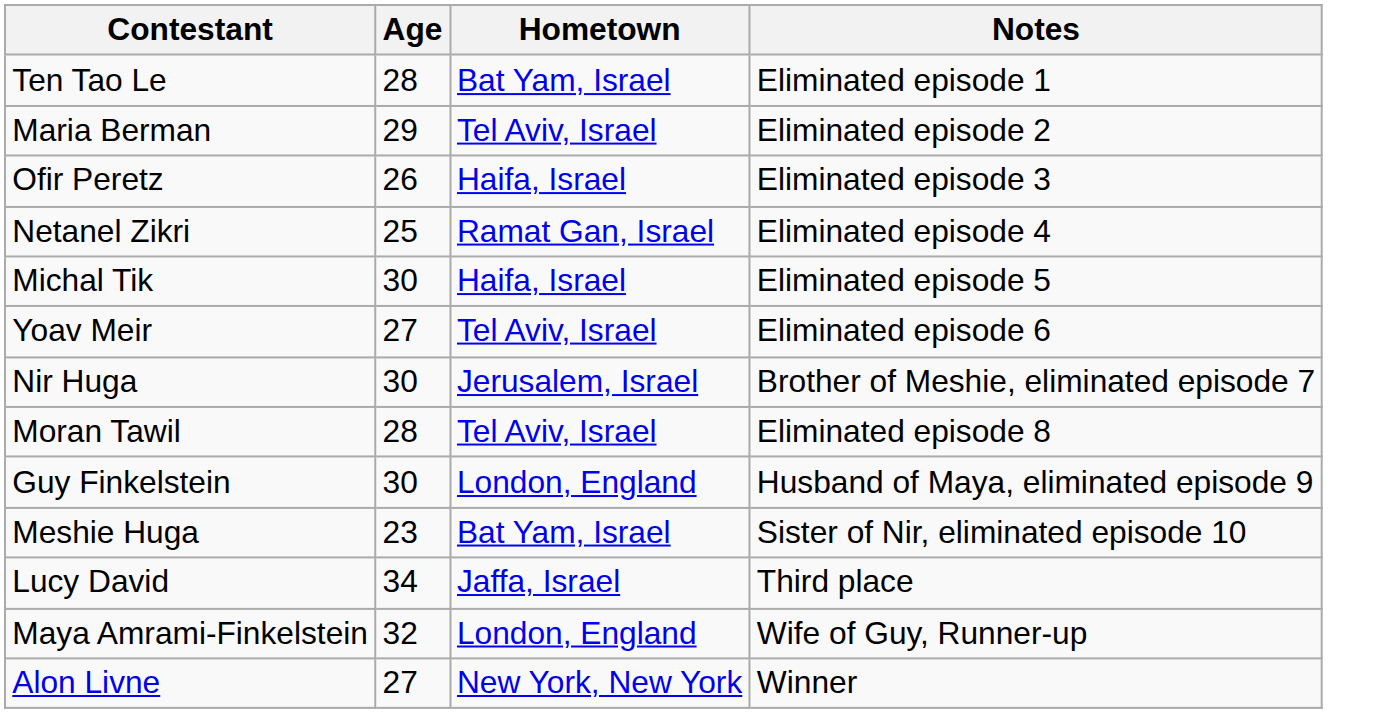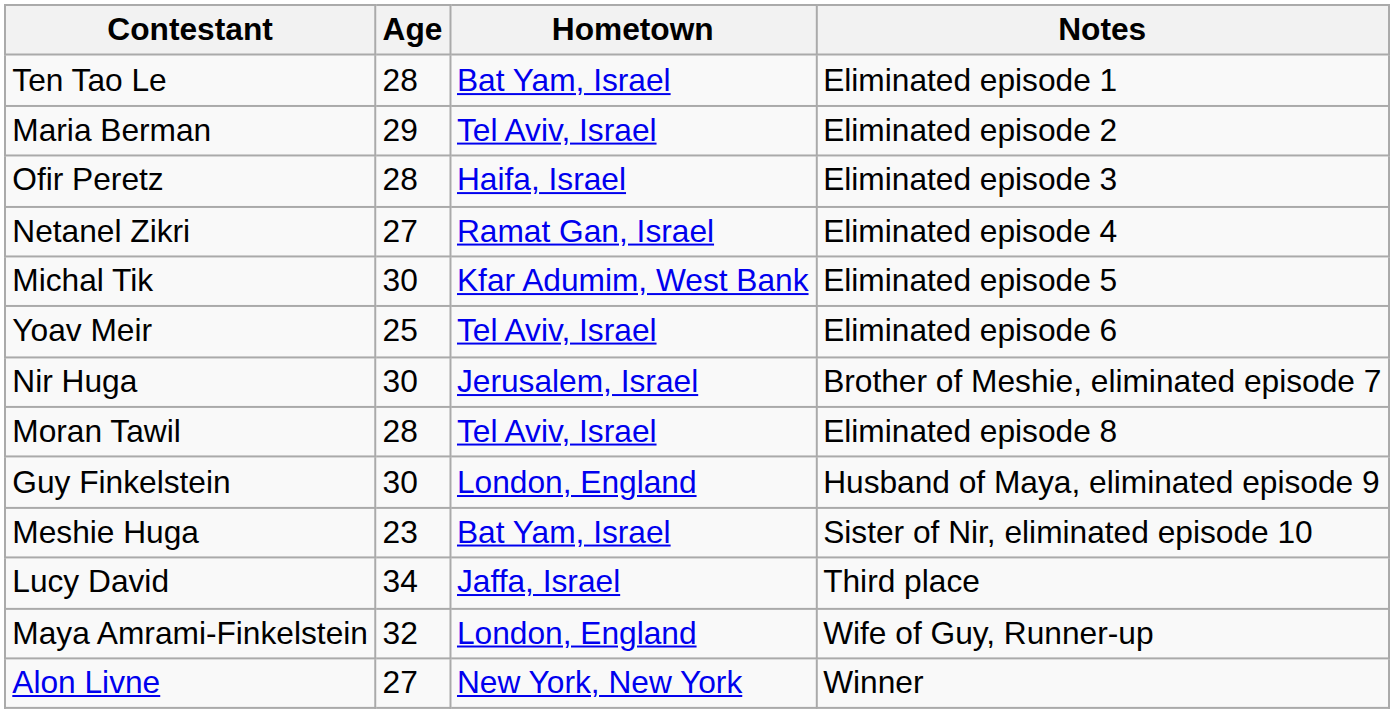(400, 180) 26 -> (400, 180) 28
(400, 230) 25 -> (400, 230) 27
(542, 280) Haifa, Israel -> (633, 280) Kfar Adumim, West Bank
(400, 331) 27 -> (400, 331) 25
